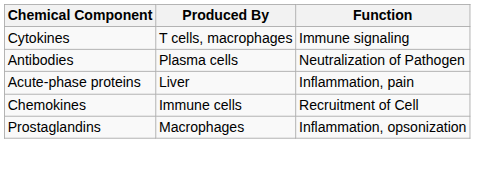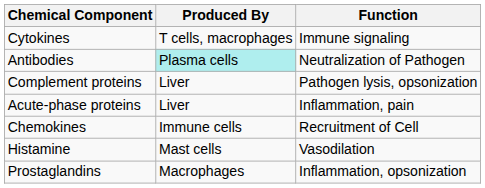(198, 60) no background -> (198, 60) paleturquoise background
+ row: (75, 82)
+ row: (39, 149)
